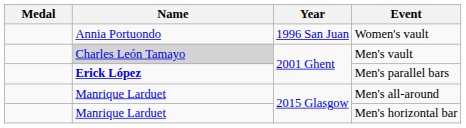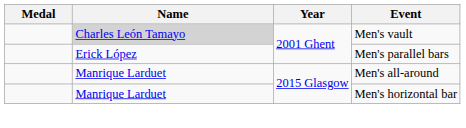- row: (392, 34)
(108, 73) bold -> (106, 53) normal
